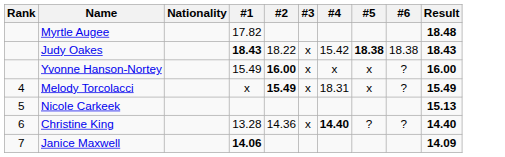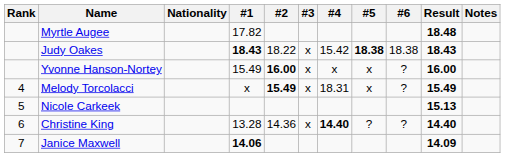+ column: (481, 13)
